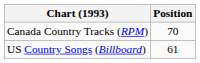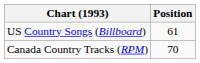rows swapped: (77, 31) <-> (76, 49)
